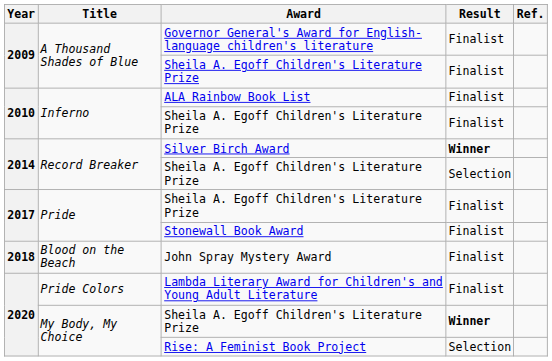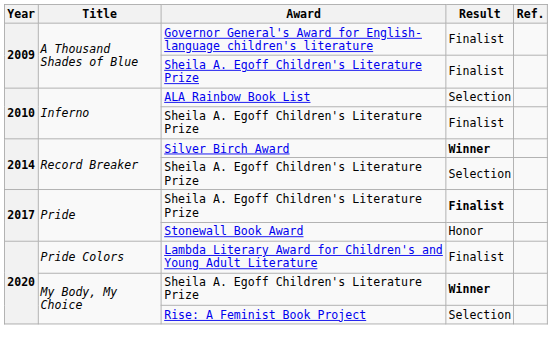(476, 97) Finalist -> (480, 97) Selection
(476, 206) normal -> (476, 206) bold
(476, 231) Finalist -> (466, 231) Honor
- row: (82, 257)
